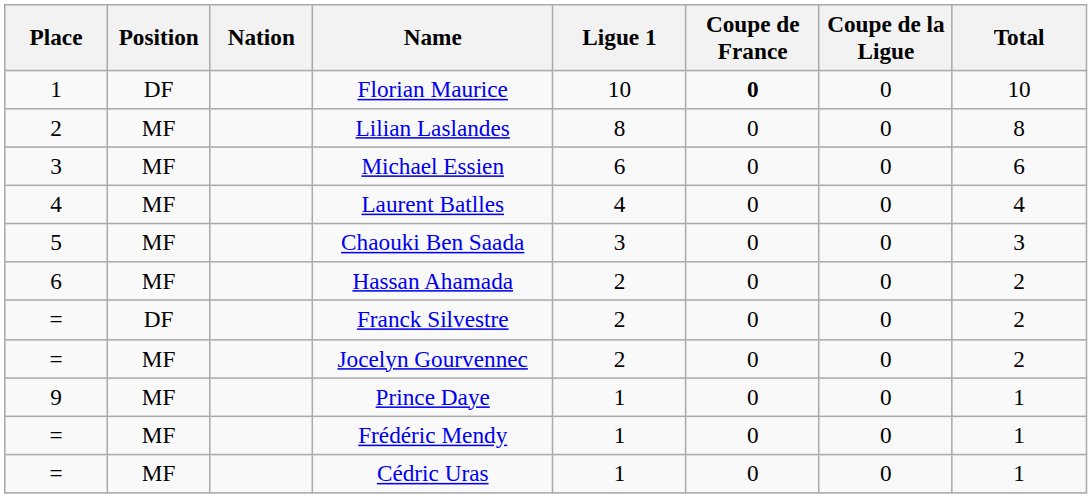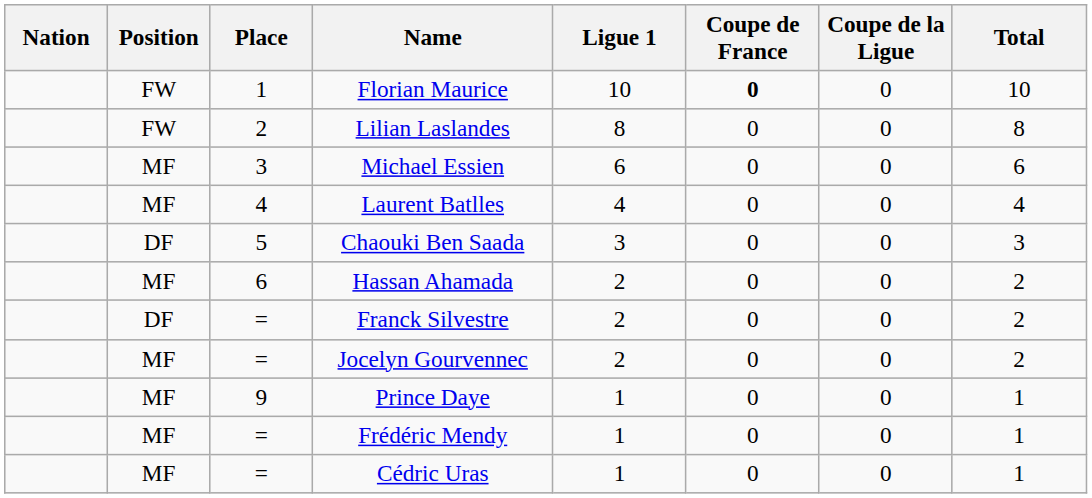columns swapped: (56, 37) <-> (261, 37)
(159, 89) DF -> (159, 89) FW
(159, 128) MF -> (159, 128) FW
(159, 243) MF -> (159, 243) DF
